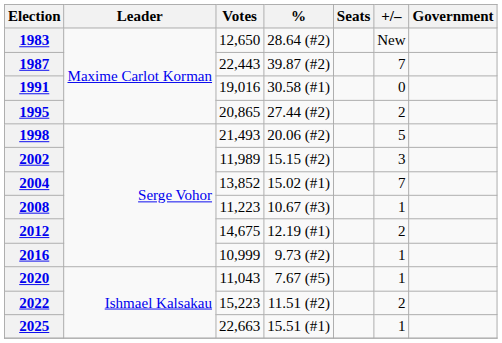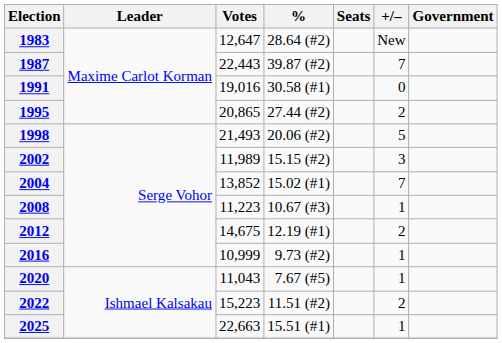(240, 40) 12,650 -> (240, 40) 12,647
